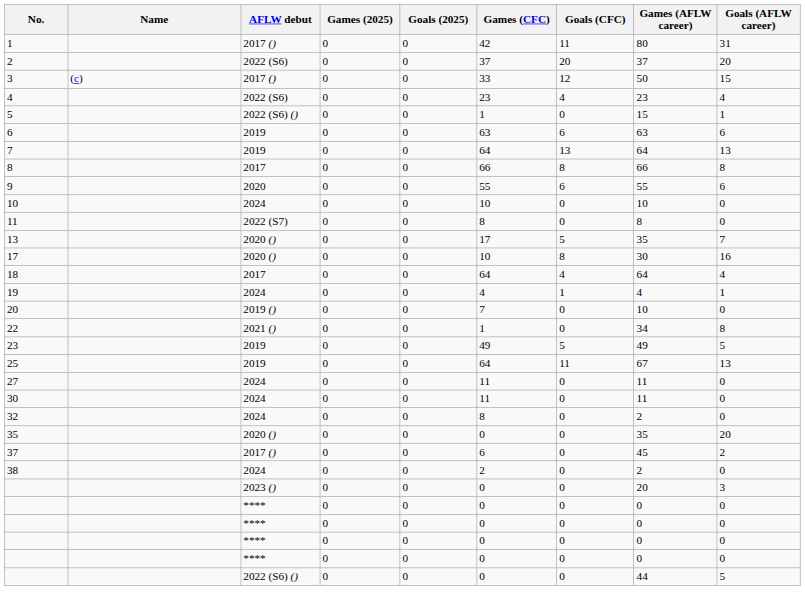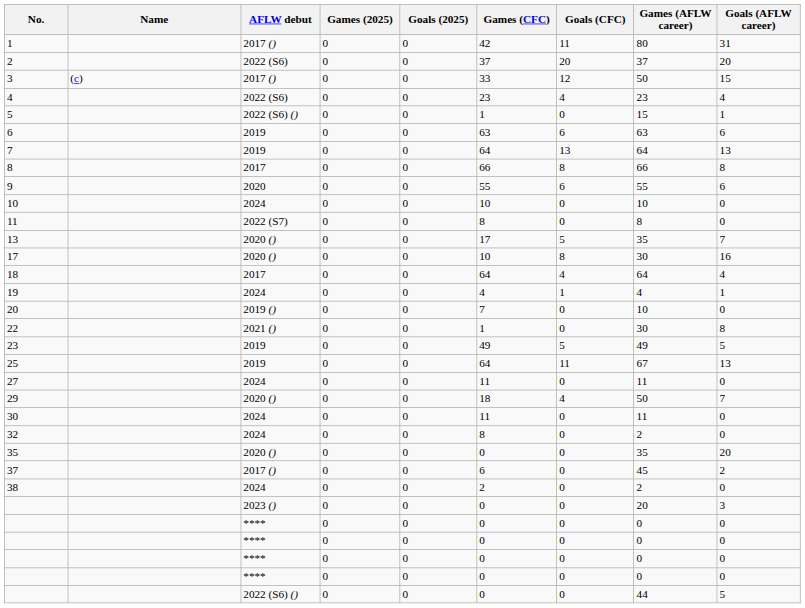(642, 327) 34 -> (642, 327) 30
+ row: (13, 398)
